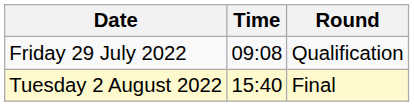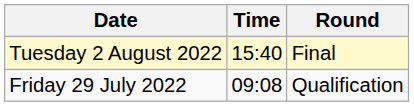rows swapped: (98, 52) <-> (116, 85)
